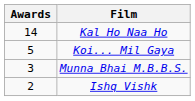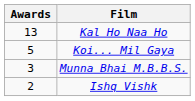(31, 32) 14 -> (31, 32) 13
